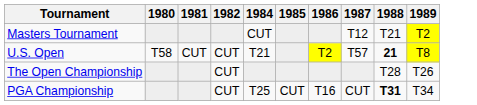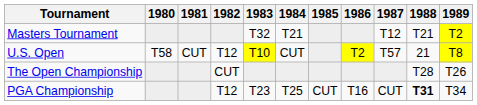+ column: (260, 14)
(260, 33) CUT -> (292, 33) T21
(227, 53) CUT -> (227, 53) T12
(260, 53) T21 -> (292, 53) CUT
(390, 53) bold -> (423, 53) normal
(227, 91) CUT -> (227, 91) T12
